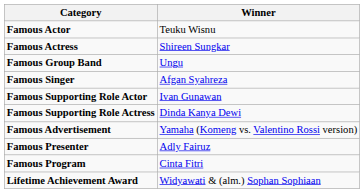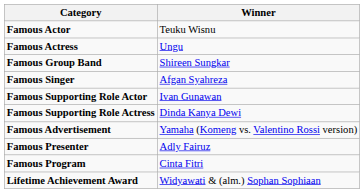(195, 46) Shireen Sungkar -> (171, 46) Ungu
(171, 63) Ungu -> (195, 63) Shireen Sungkar
